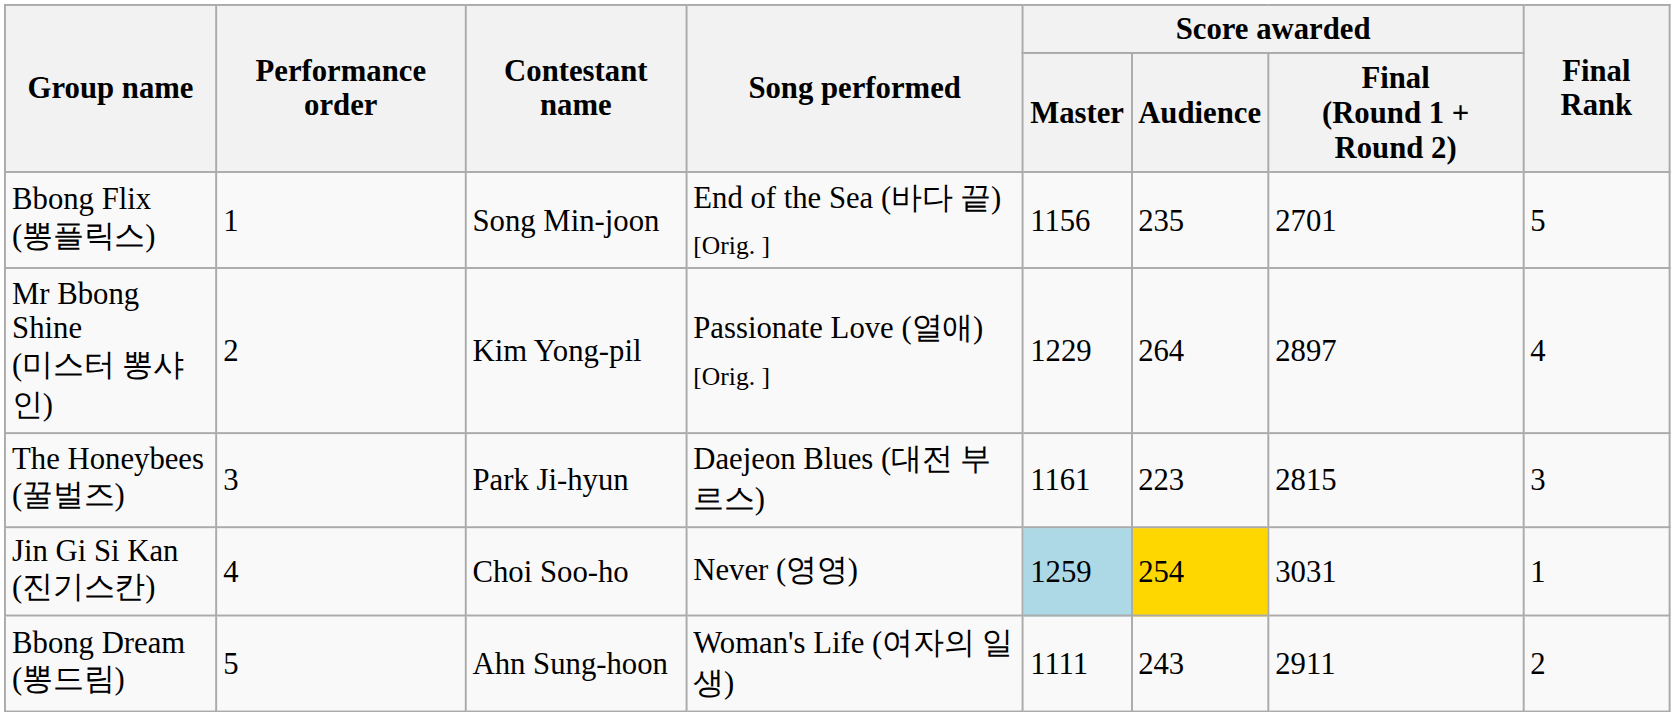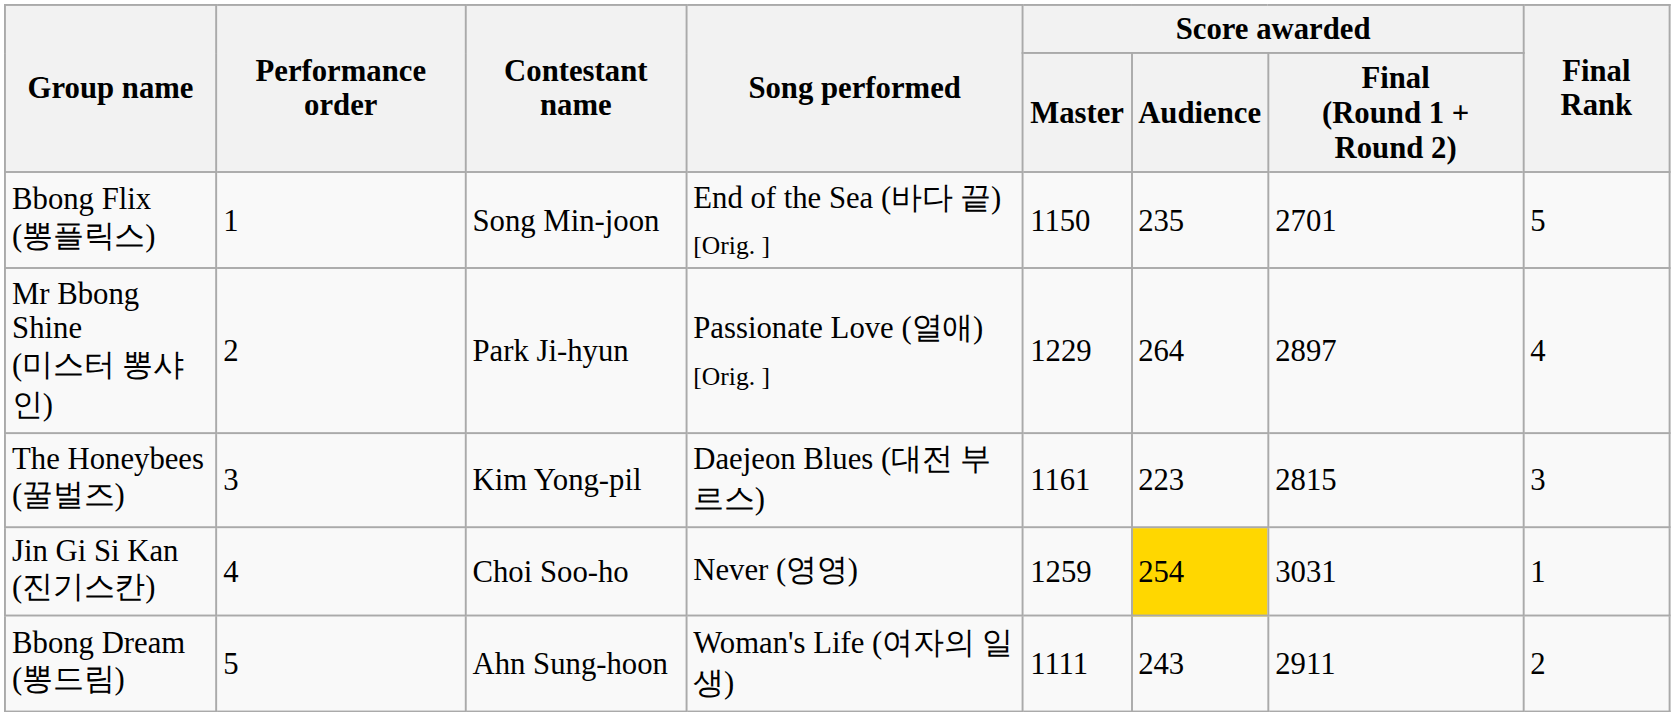(1060, 219) 1156 -> (1060, 219) 1150
(557, 350) Kim Yong-pil -> (551, 350) Park Ji-hyun
(551, 479) Park Ji-hyun -> (557, 479) Kim Yong-pil
(1061, 571) lightblue background -> (1061, 571) no background
